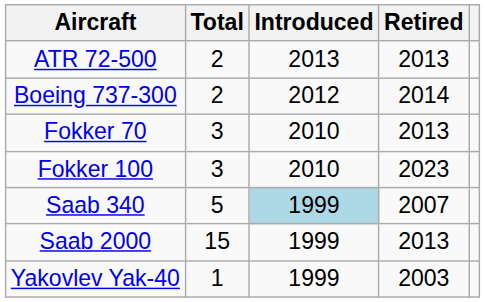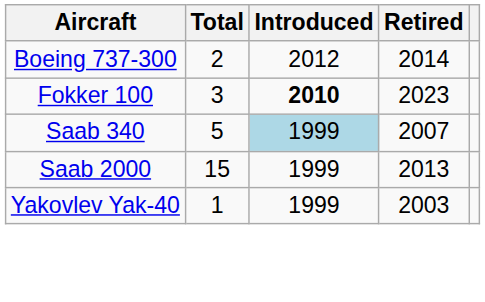- row: (95, 59)
- row: (95, 132)
(314, 168) normal -> (314, 95) bold
